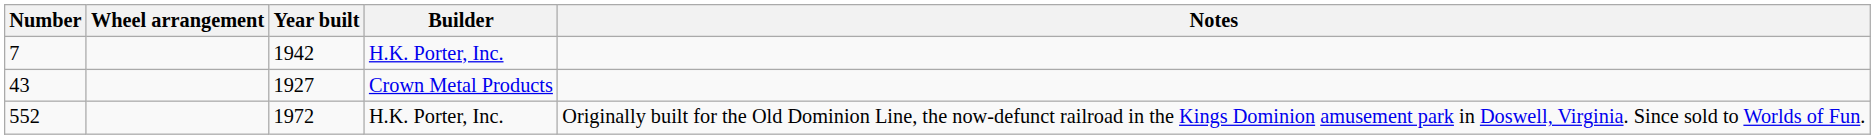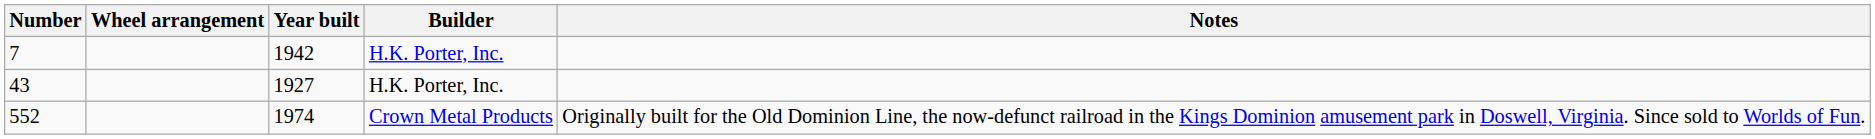(461, 85) Crown Metal Products -> (436, 85) H.K. Porter, Inc.
(294, 117) 1972 -> (294, 117) 1974
(436, 117) H.K. Porter, Inc. -> (461, 117) Crown Metal Products
